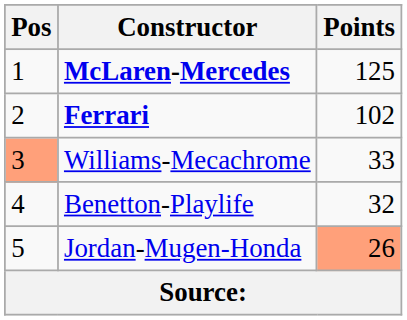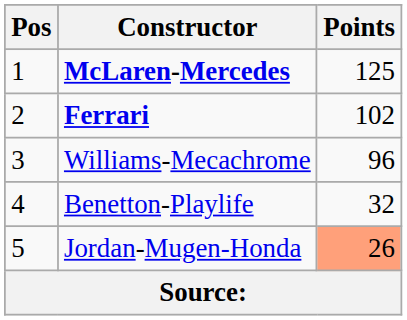(18, 159) lightsalmon background -> (18, 159) no background
(382, 159) 33 -> (382, 159) 96
